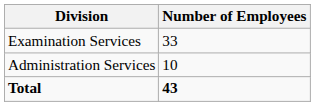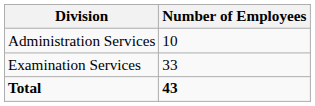rows swapped: (82, 64) <-> (74, 40)
